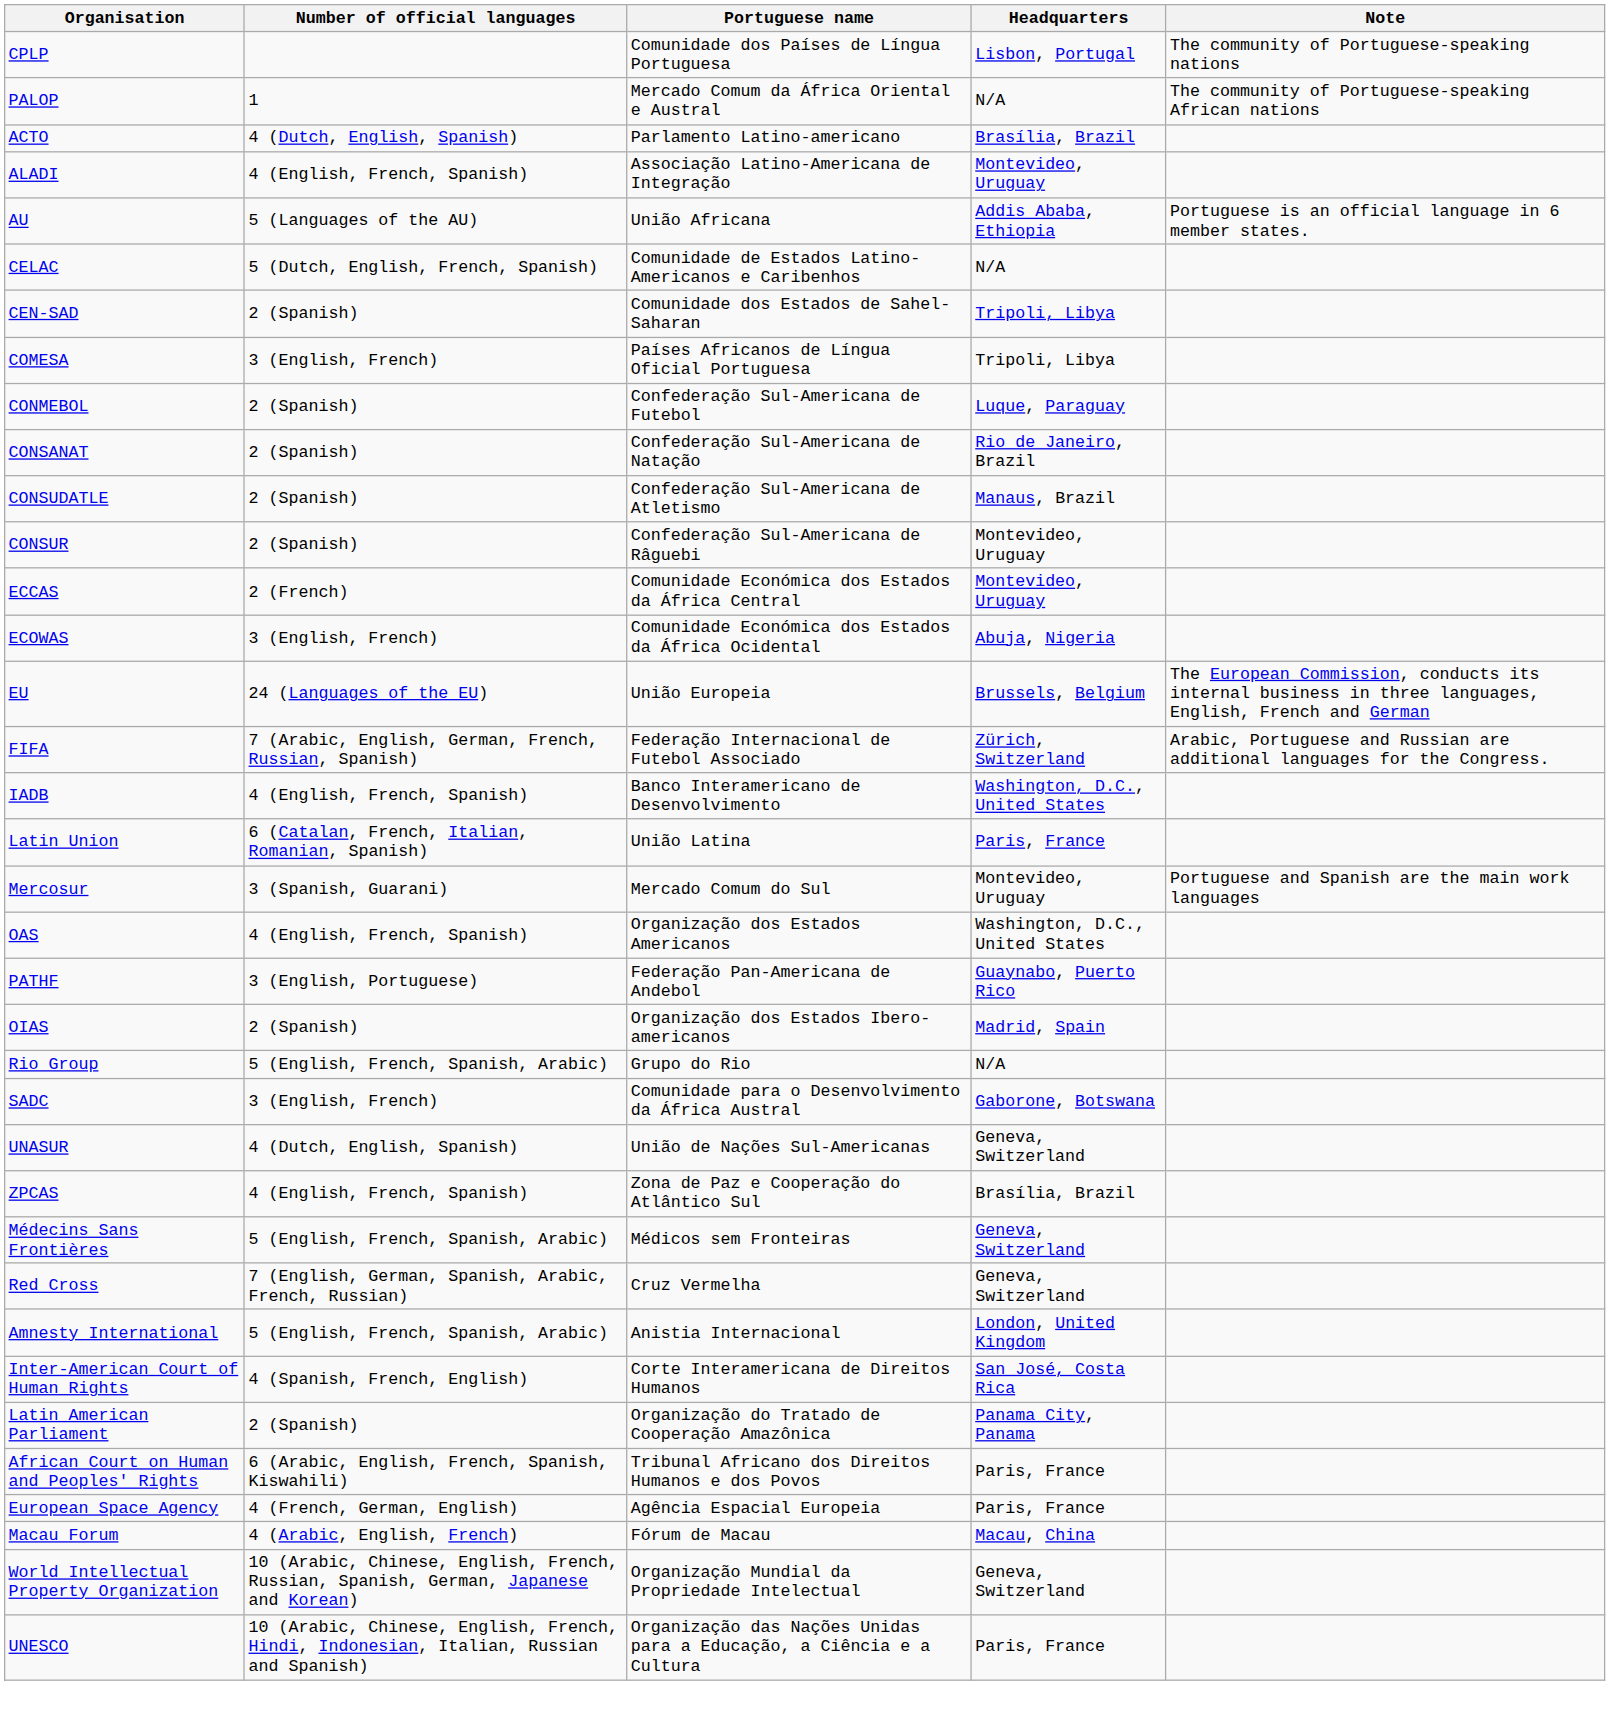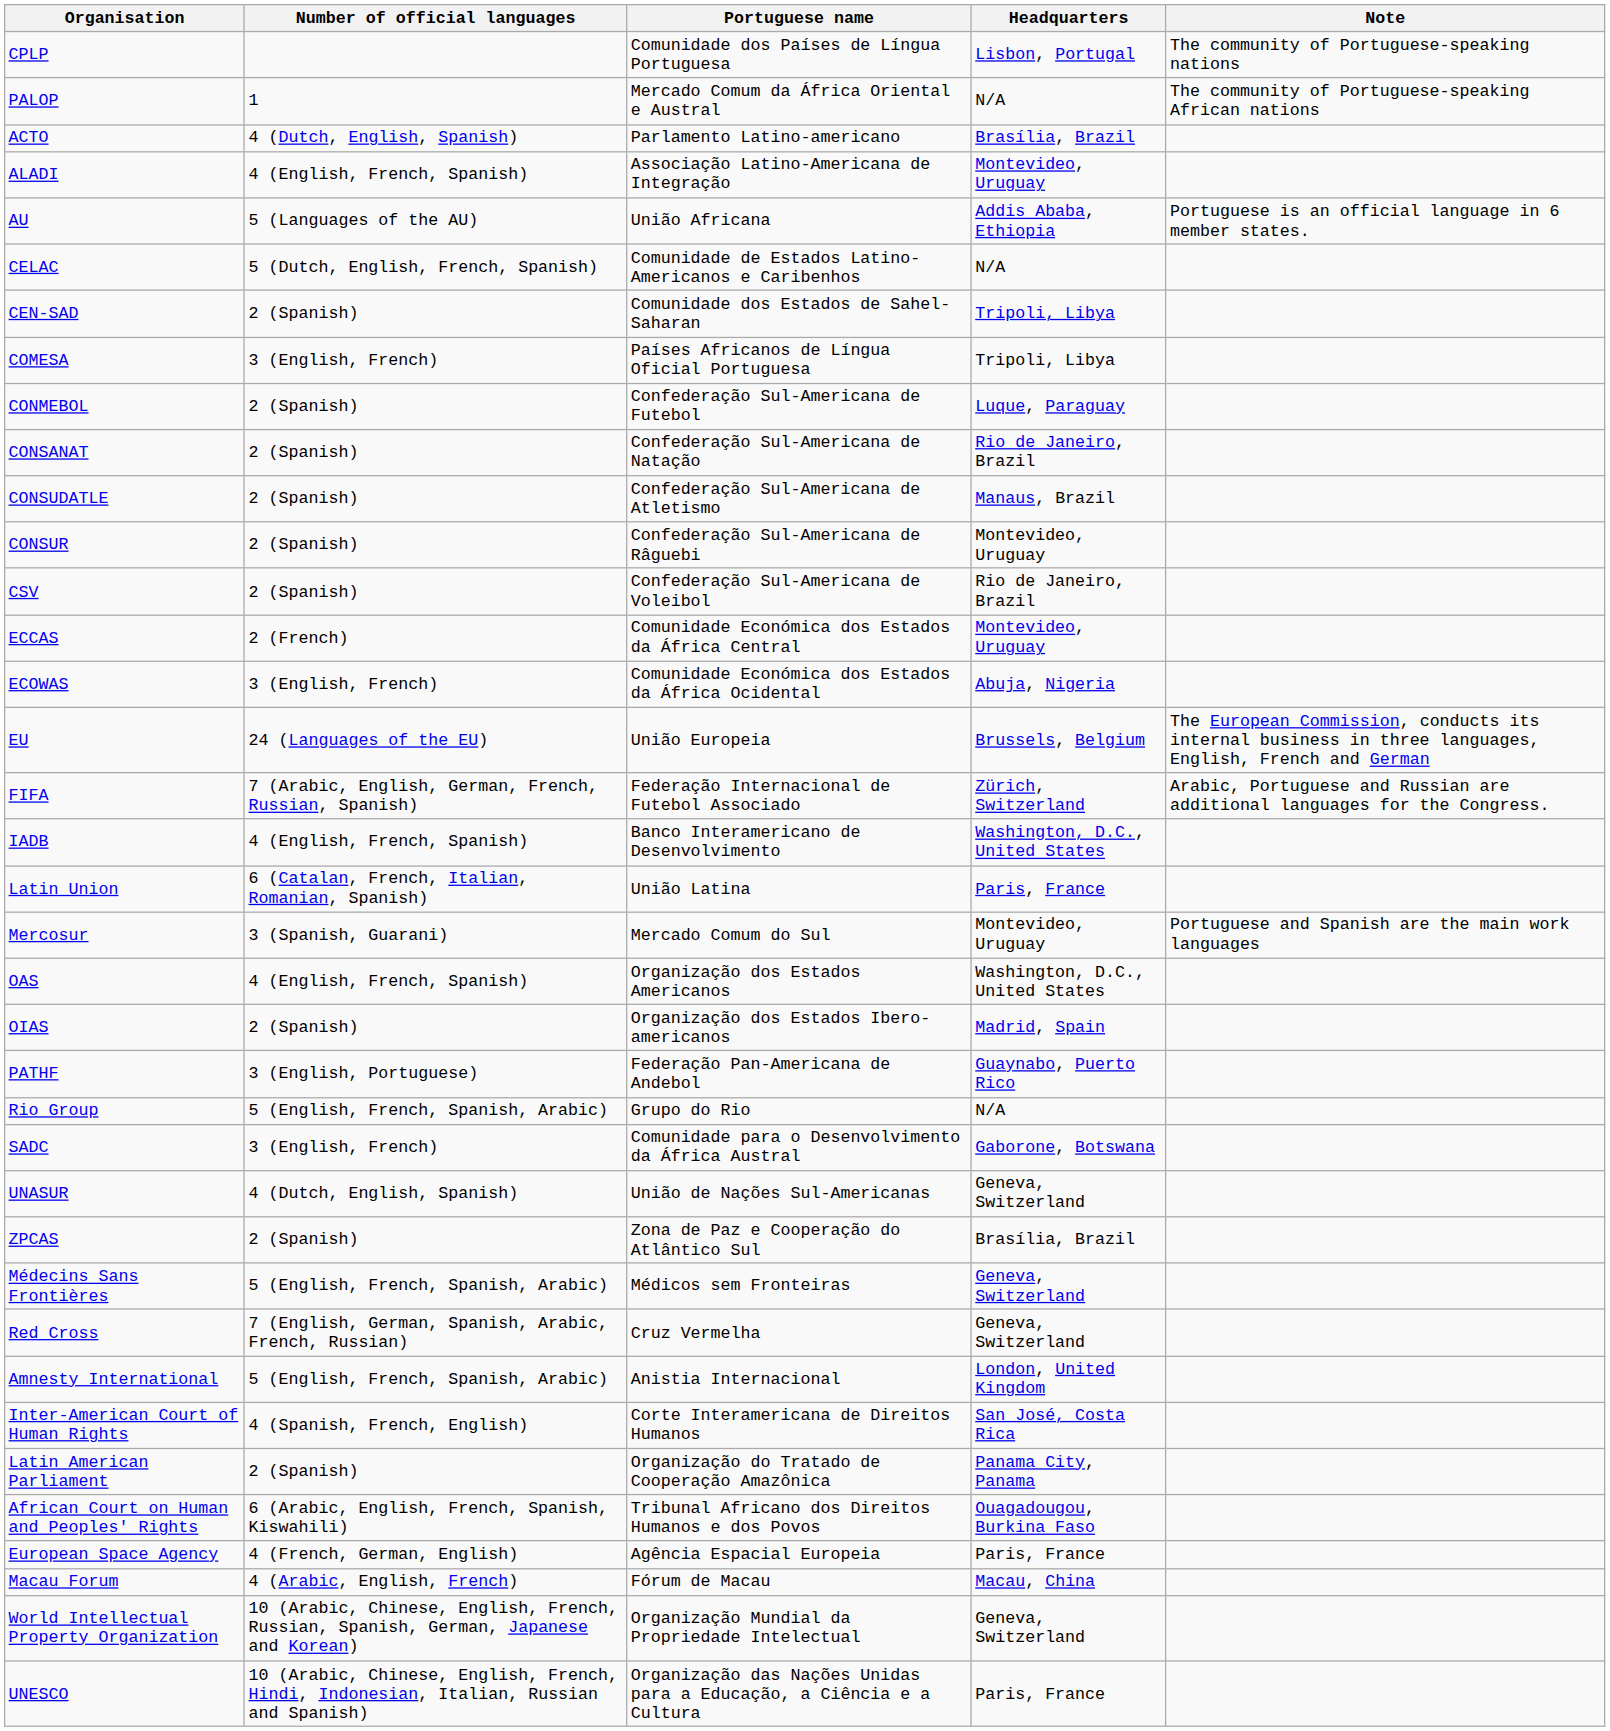+ row: (24, 592)
rows swapped: (29, 1028) <-> (34, 981)
(388, 1194) 4 (English, French, Spanish) -> (303, 1240) 2 (Spanish)
(1040, 1472) Paris, France -> (1035, 1518) Ouagadougou, Burkina Faso
